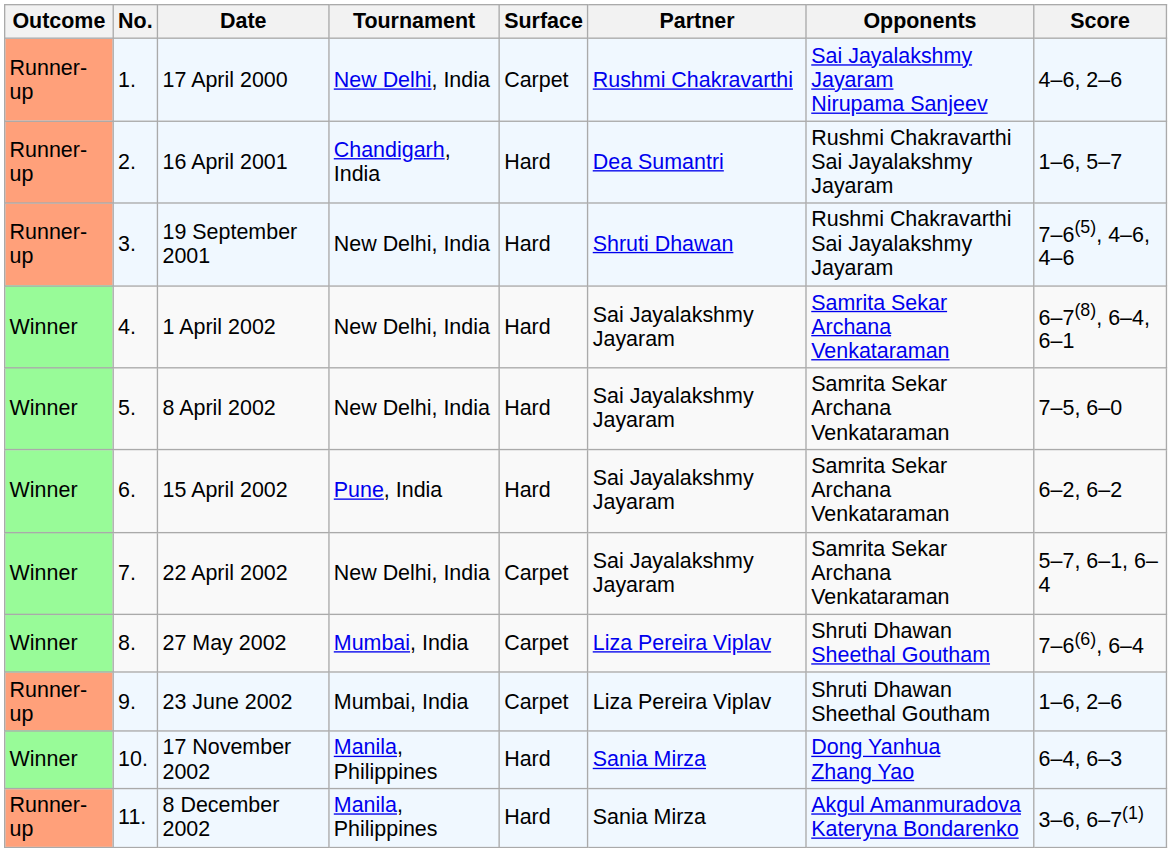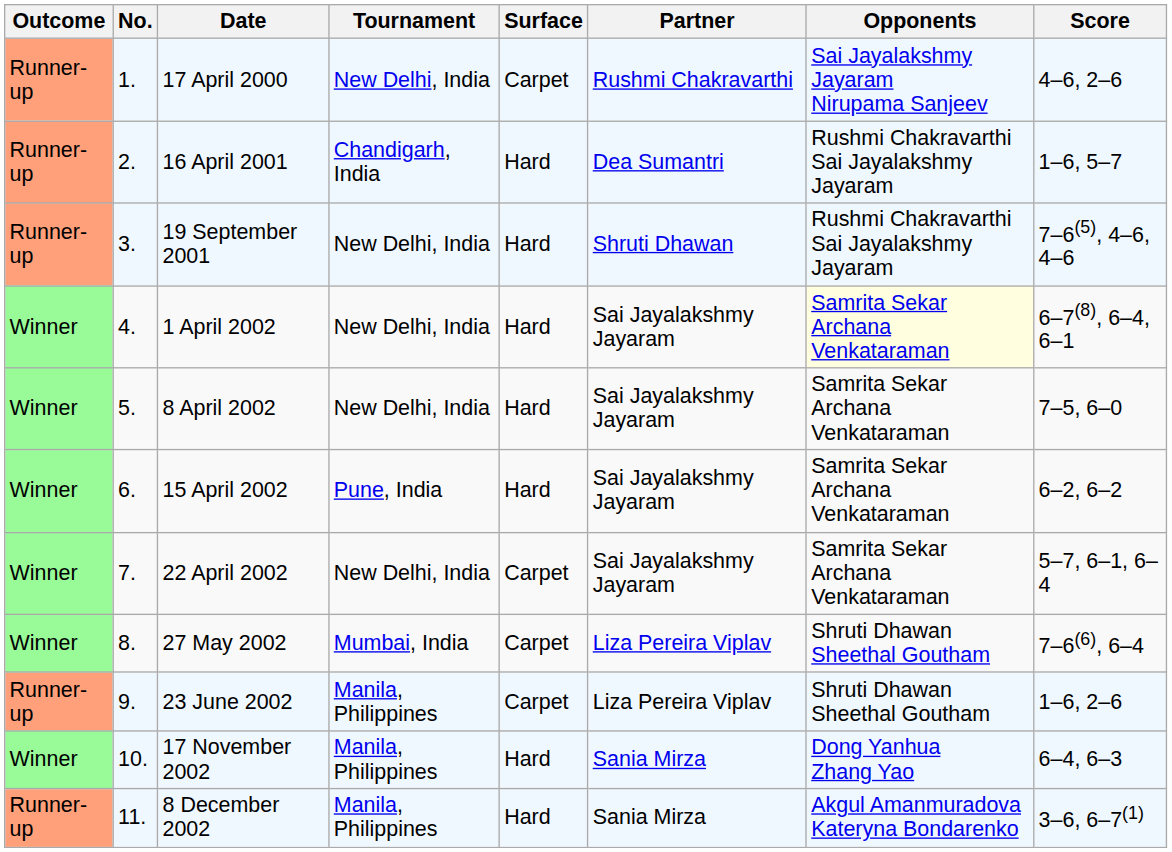(880, 326) no background -> (880, 326) lightyellow background
(401, 701) Mumbai, India -> (386, 701) Manila, Philippines
